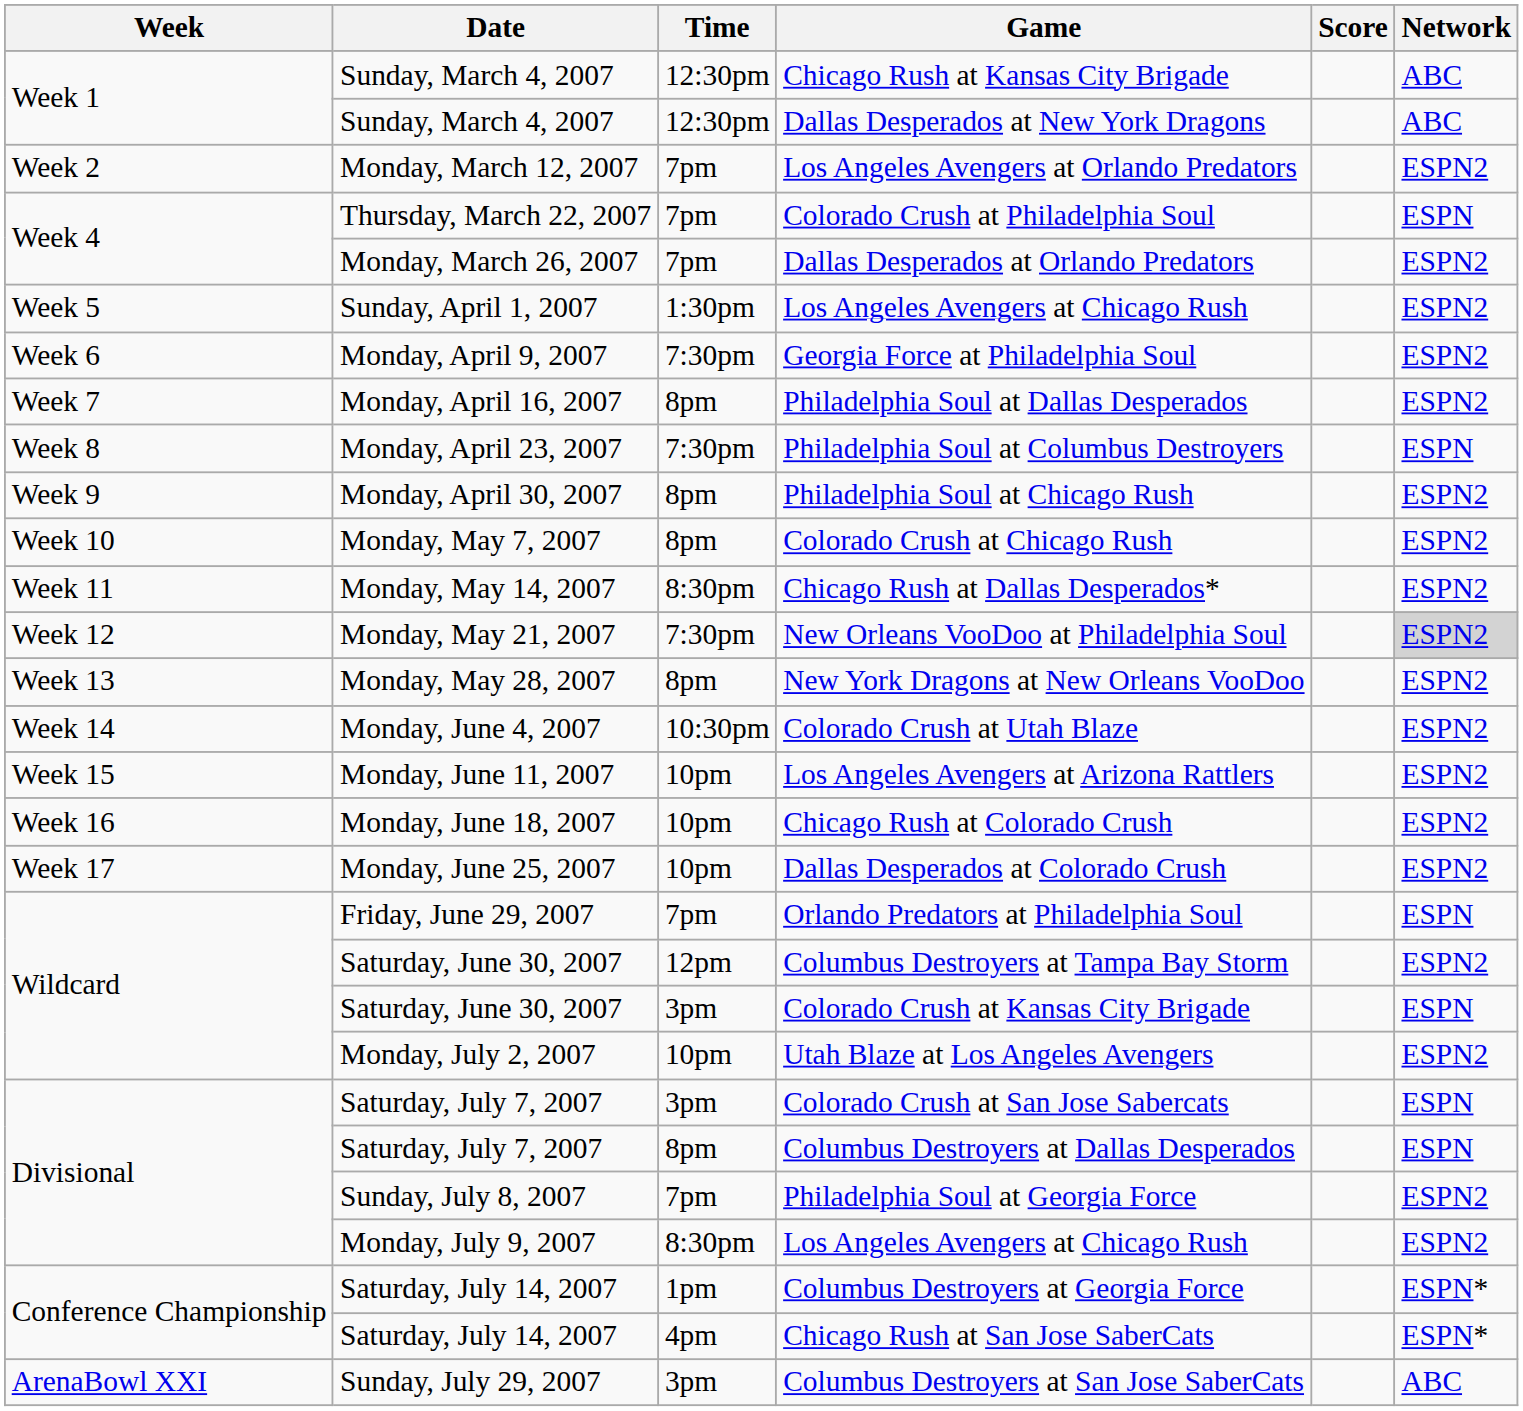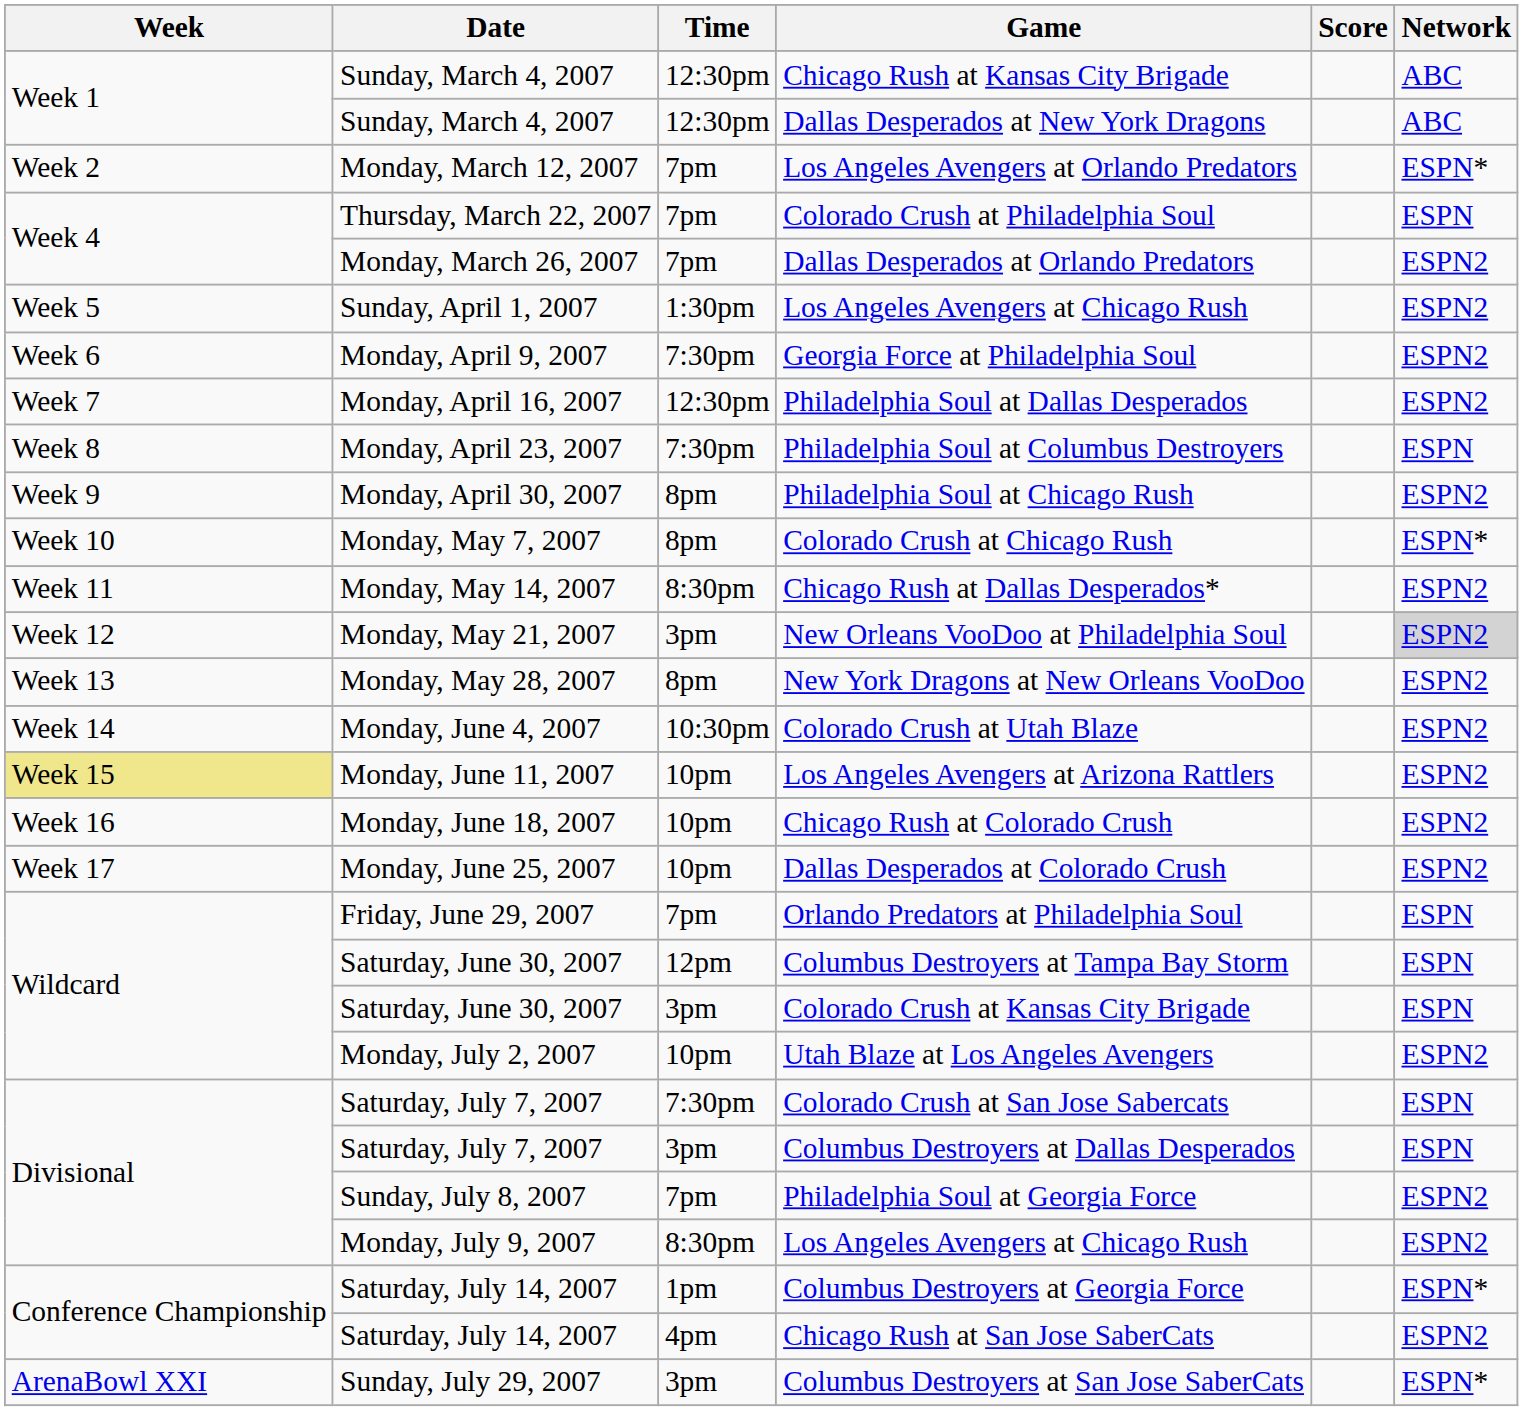(1445, 167) ESPN2 -> (1445, 167) ESPN*
(691, 401) 8pm -> (717, 401) 12:30pm
(1445, 541) ESPN2 -> (1445, 541) ESPN*
(710, 634) 7:30pm -> (691, 634) 3pm
(63, 774) no background -> (63, 774) khaki background
(1445, 961) ESPN2 -> (1437, 961) ESPN
(691, 1101) 3pm -> (710, 1101) 7:30pm
(691, 1148) 8pm -> (691, 1148) 3pm
(1445, 1335) ESPN* -> (1445, 1335) ESPN2
(1432, 1381) ABC -> (1445, 1381) ESPN*
